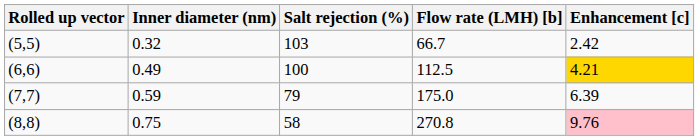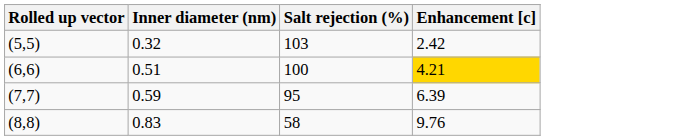- column: (489, 17)
(147, 69) 0.49 -> (147, 69) 0.51
(292, 95) 79 -> (292, 95) 95
(147, 122) 0.75 -> (147, 122) 0.83
(585, 122) pink background -> (431, 122) no background
